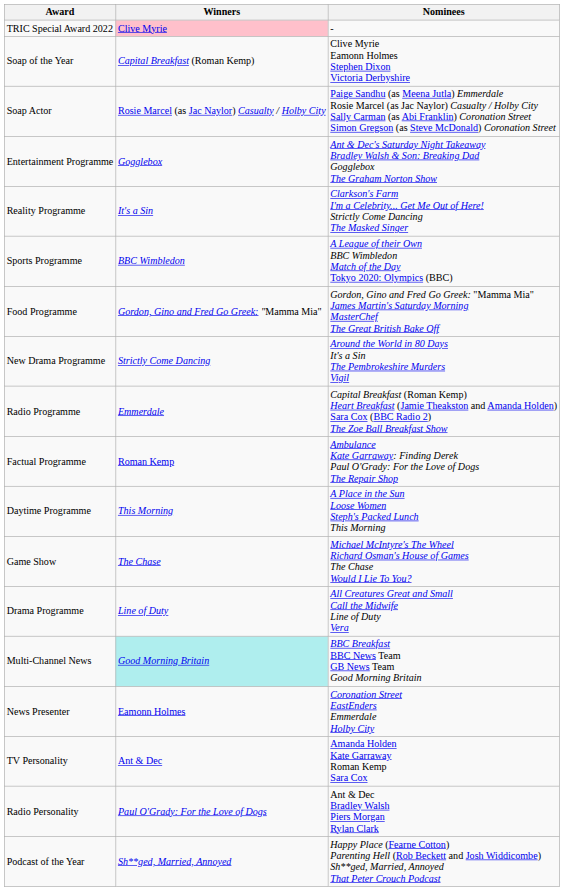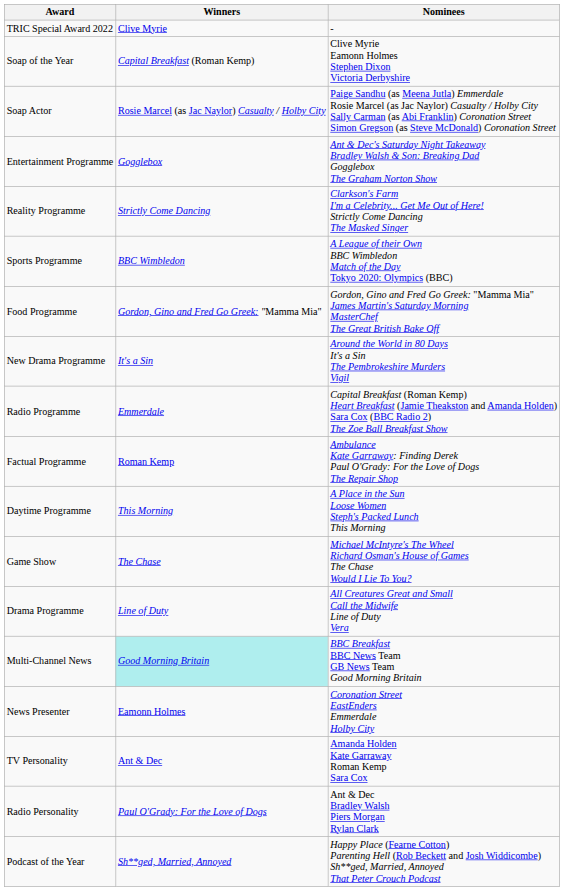(142, 28) pink background -> (142, 28) no background
(136, 211) It's a Sin -> (164, 211) Strictly Come Dancing
(164, 361) Strictly Come Dancing -> (136, 361) It's a Sin
